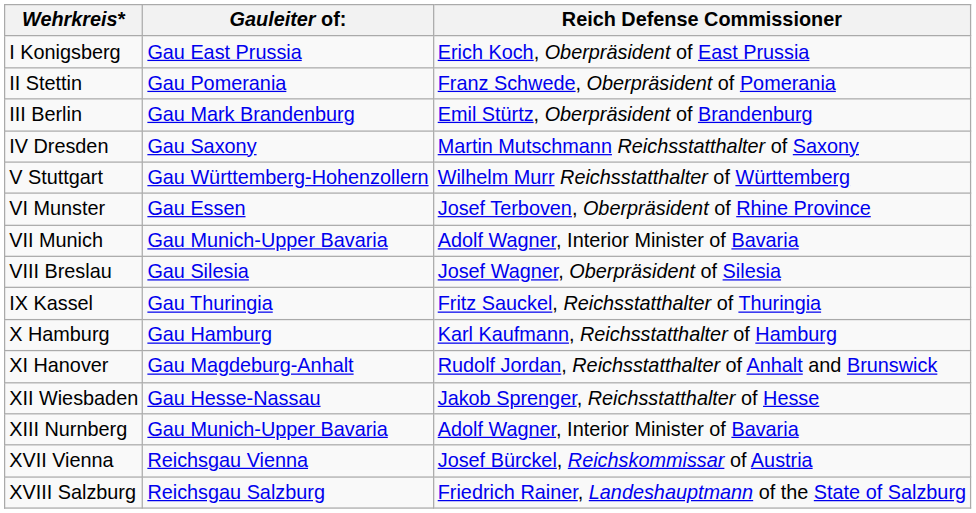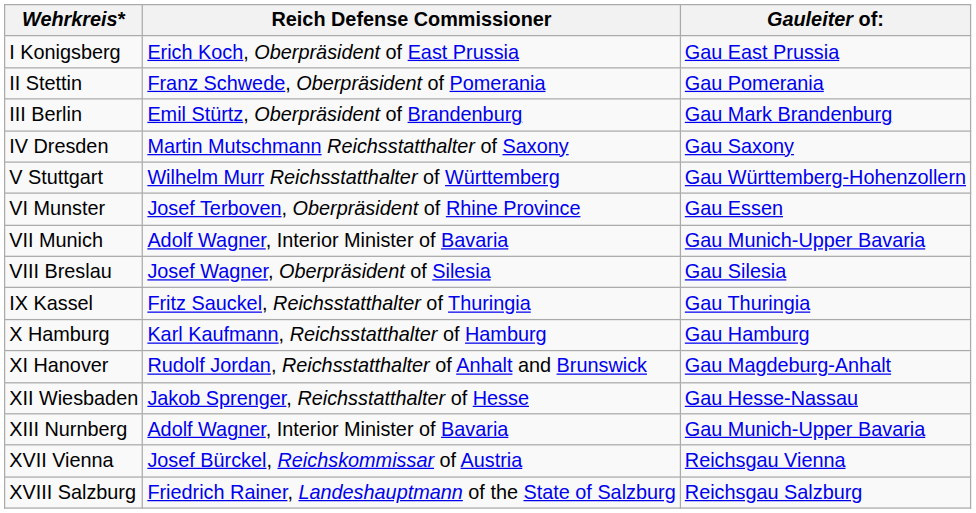columns swapped: (702, 20) <-> (288, 20)
